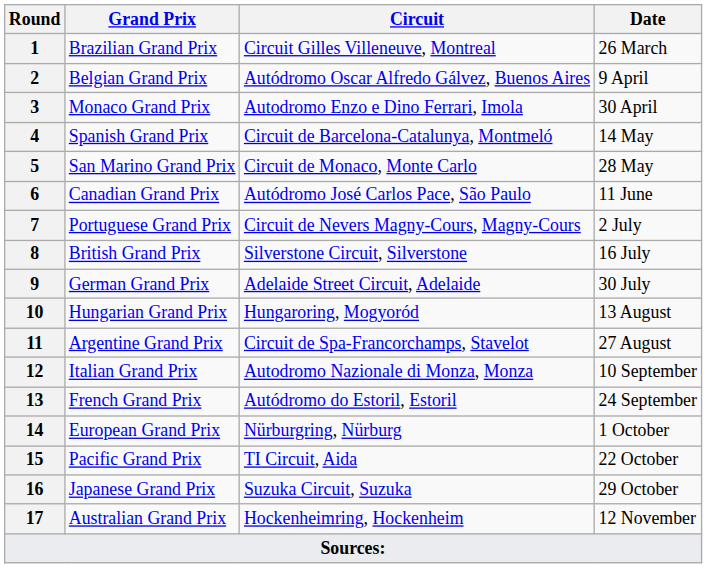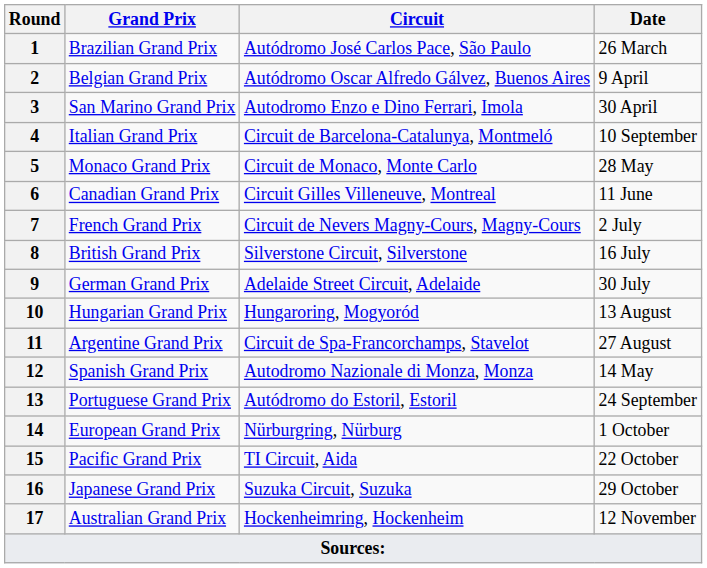(370, 48) Circuit Gilles Villeneuve, Montreal -> (387, 48) Autódromo José Carlos Pace, São Paulo
(140, 106) Monaco Grand Prix -> (152, 106) San Marino Grand Prix
(139, 136) Spanish Grand Prix -> (133, 136) Italian Grand Prix
(626, 136) 14 May -> (648, 136) 10 September
(152, 165) San Marino Grand Prix -> (140, 165) Monaco Grand Prix
(387, 195) Autódromo José Carlos Pace, São Paulo -> (370, 195) Circuit Gilles Villeneuve, Montreal
(150, 224) Portuguese Grand Prix -> (135, 224) French Grand Prix
(133, 371) Italian Grand Prix -> (139, 371) Spanish Grand Prix
(648, 371) 10 September -> (626, 371) 14 May
(135, 400) French Grand Prix -> (150, 400) Portuguese Grand Prix
